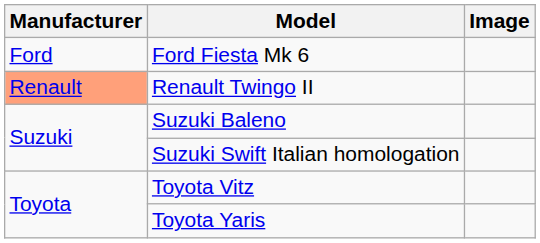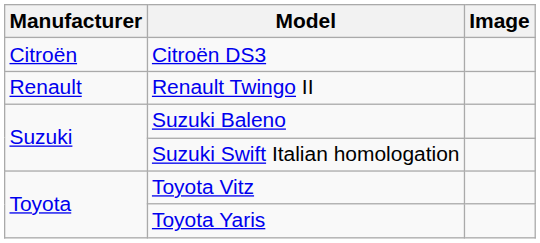+ row: (209, 54)
- row: (231, 54)
(46, 87) lightsalmon background -> (46, 87) no background
